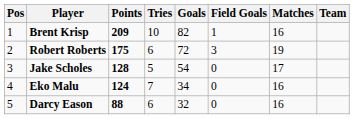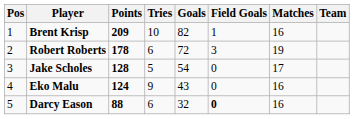(120, 50) 175 -> (120, 50) 178
(150, 86) 7 -> (150, 86) 9
(183, 86) 34 -> (183, 86) 43
(214, 104) normal -> (214, 104) bold
